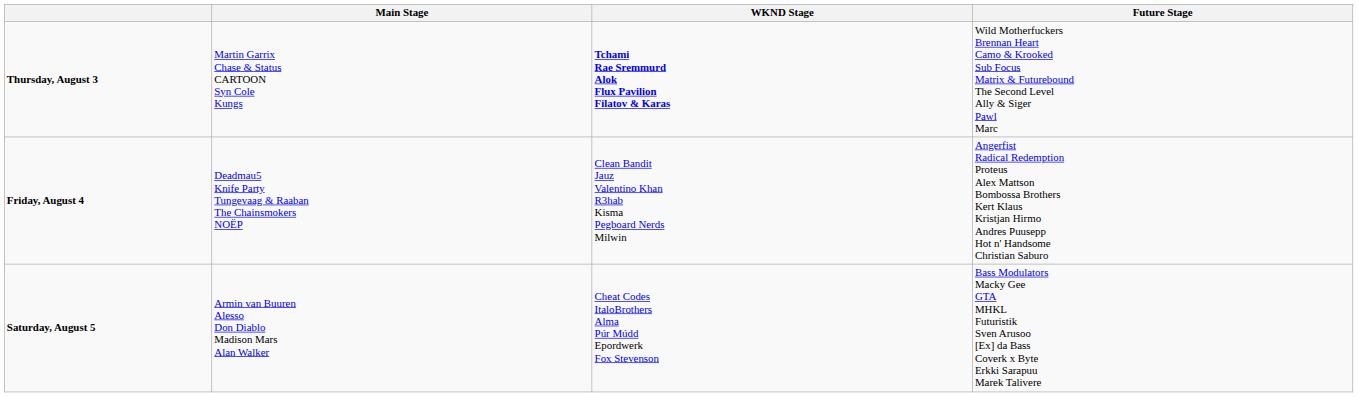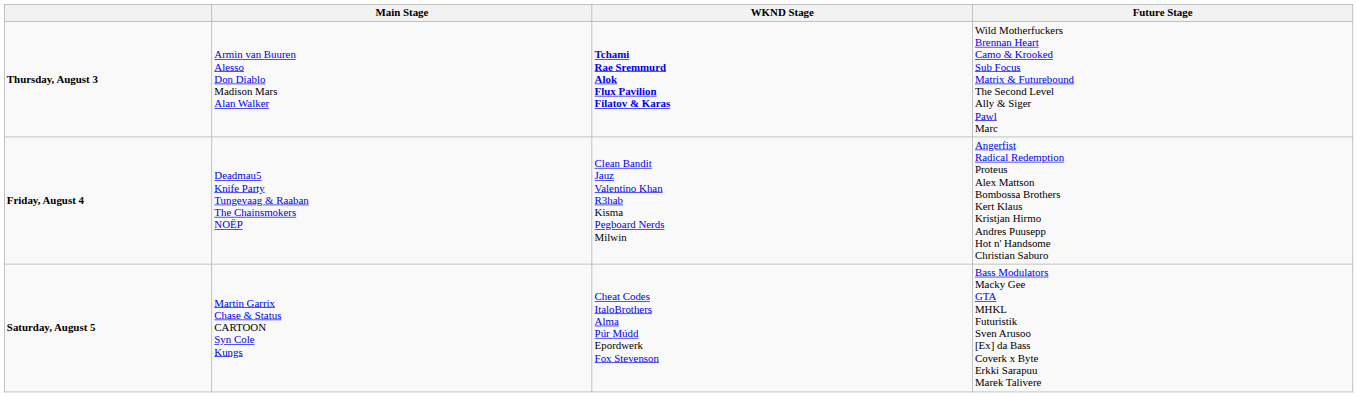(248, 79) Martin Garrix Chase & Status CARTOON Syn Cole Kungs -> (255, 79) Armin van Buuren Alesso Don Diablo Madison Mars Alan Walker
(255, 328) Armin van Buuren Alesso Don Diablo Madison Mars Alan Walker -> (248, 328) Martin Garrix Chase & Status CARTOON Syn Cole Kungs
